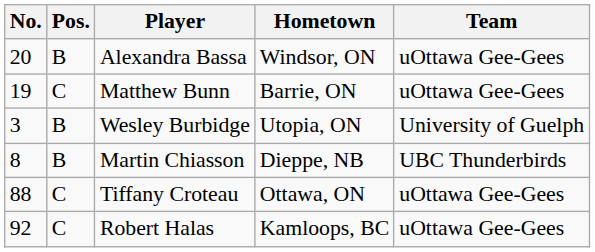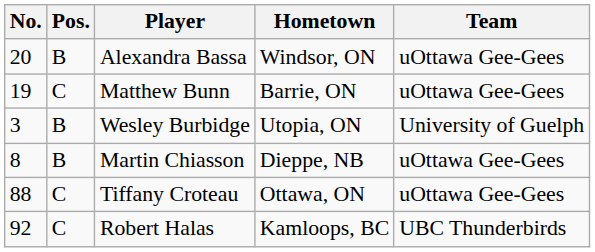(483, 159) UBC Thunderbirds -> (482, 159) uOttawa Gee-Gees
(482, 228) uOttawa Gee-Gees -> (483, 228) UBC Thunderbirds
